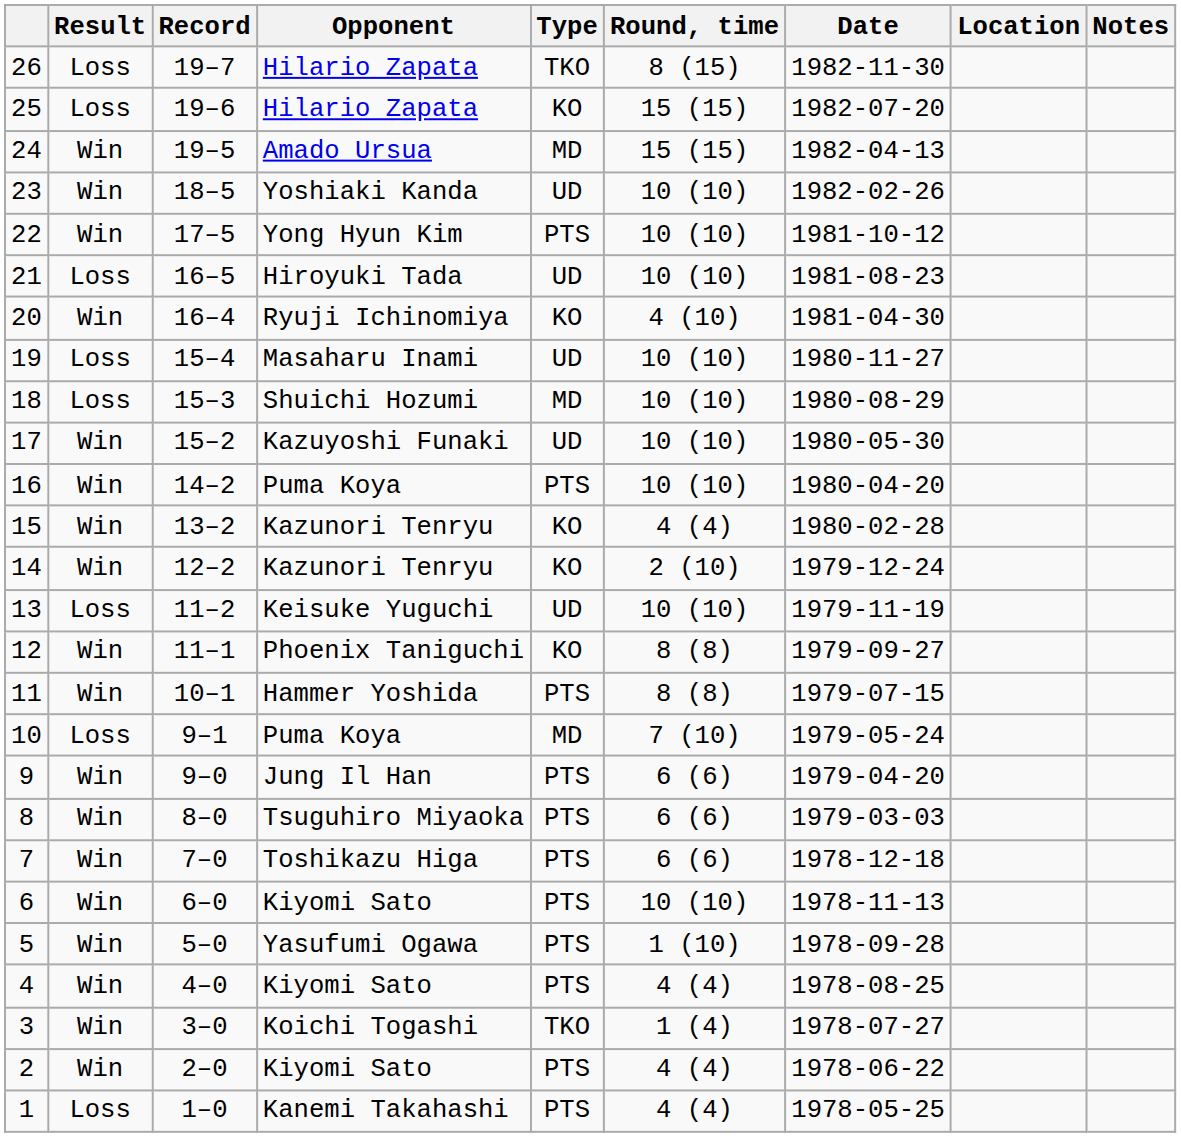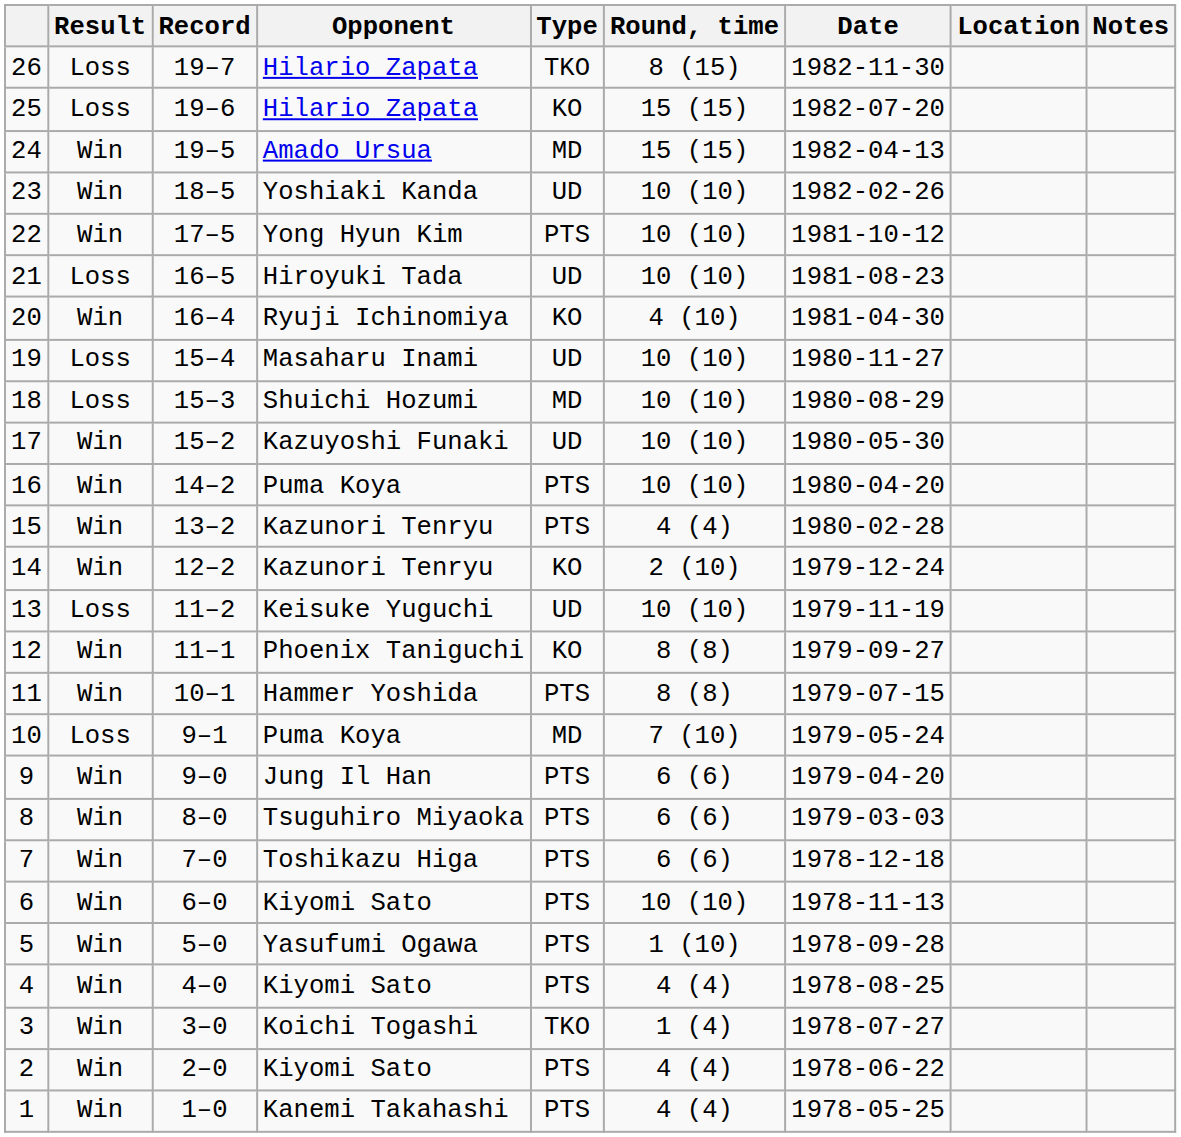(567, 527) KO -> (567, 527) PTS
(100, 1111) Loss -> (100, 1111) Win
